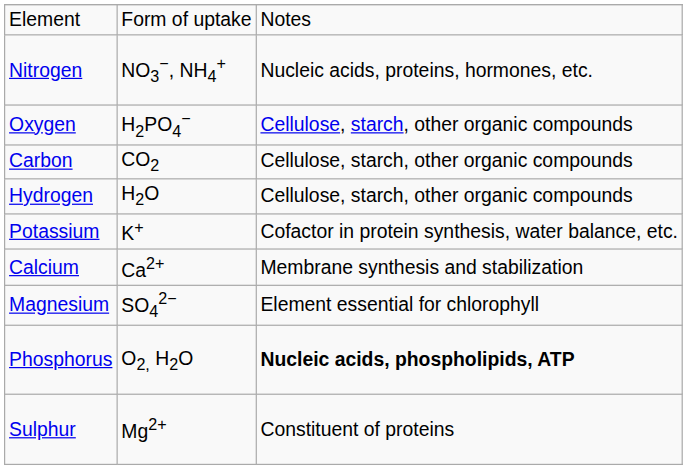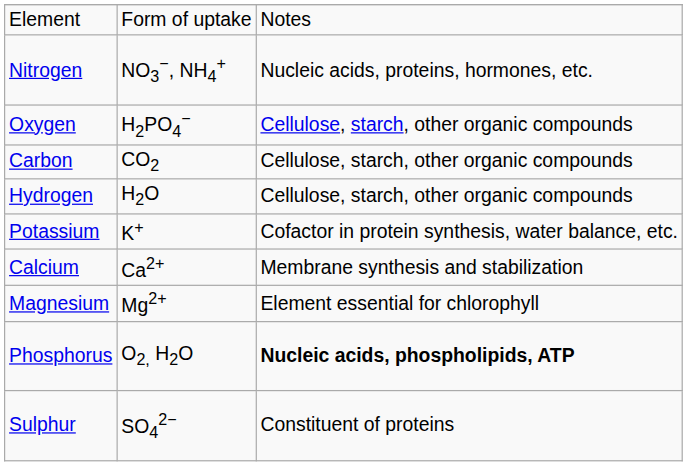(149, 305) SO42− -> (144, 303) Mg2+
(144, 429) Mg2+ -> (149, 426) SO42−
